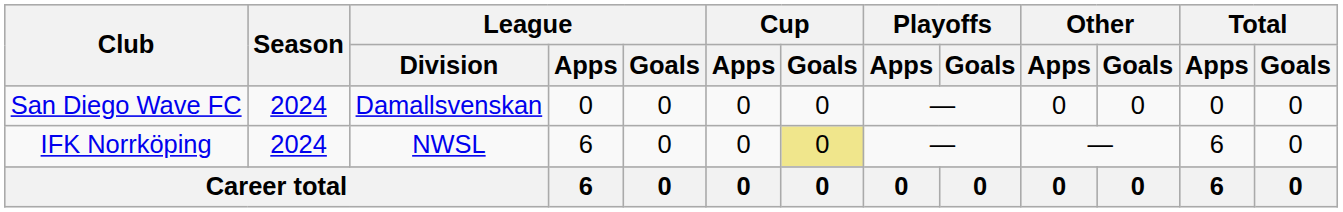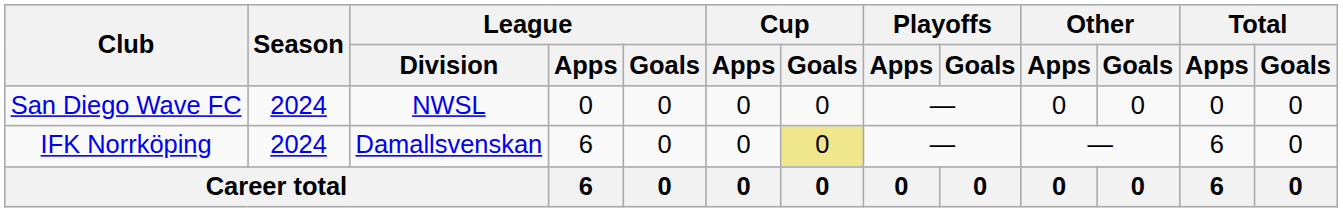(449, 105) Damallsvenskan -> (449, 105) NWSL
(449, 145) NWSL -> (449, 145) Damallsvenskan
